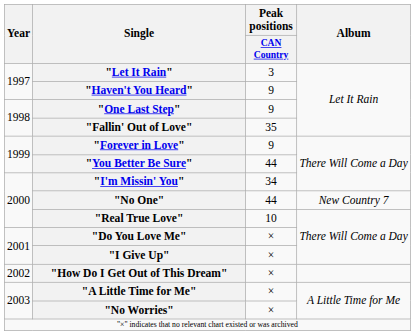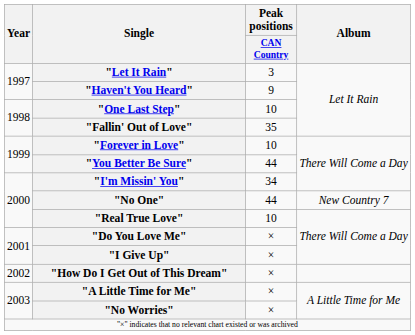(271, 108) 9 -> (271, 108) 10
(271, 145) 9 -> (271, 145) 10
